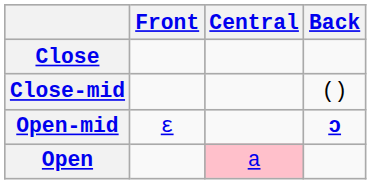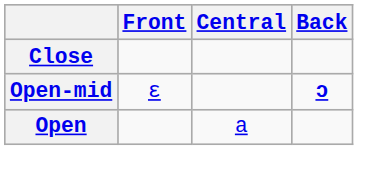- row: (67, 92)
(254, 161) pink background -> (241, 126) no background
